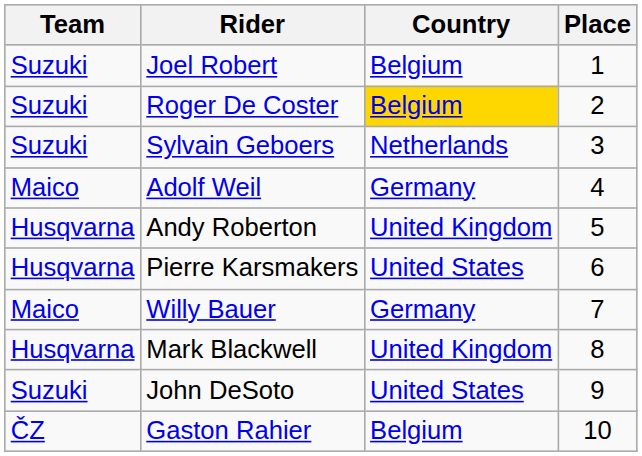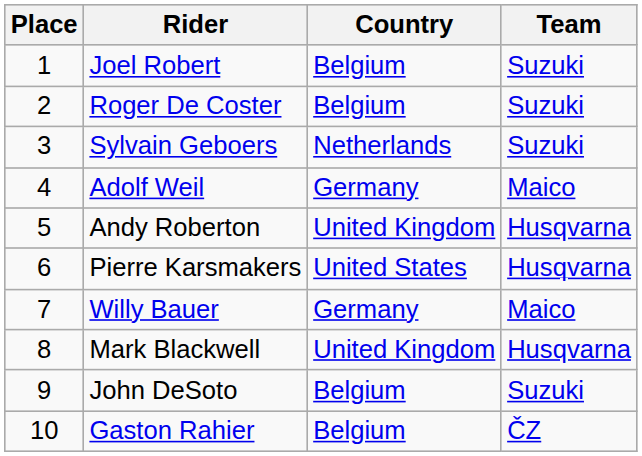columns swapped: (597, 24) <-> (73, 24)
(416, 106) gold background -> (359, 106) no background
(447, 390) United States -> (359, 390) Belgium
